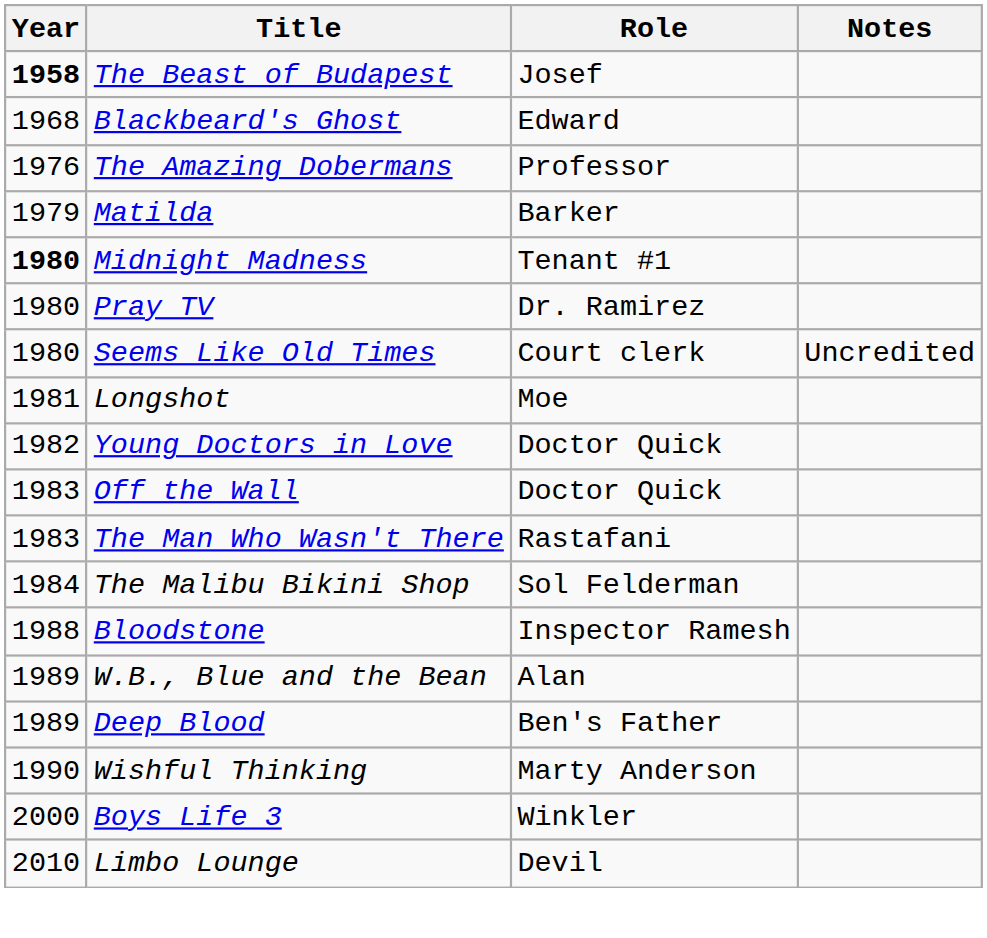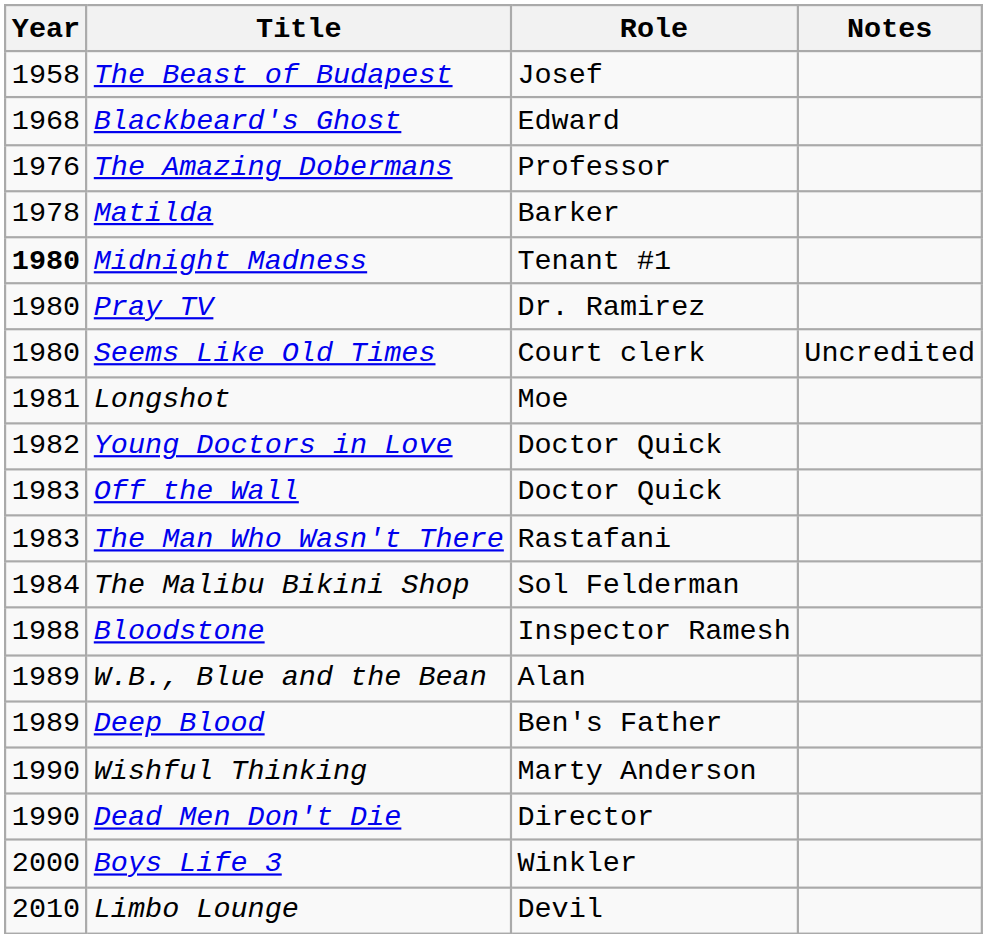(46, 75) bold -> (46, 75) normal
(46, 214) 1979 -> (46, 214) 1978
+ row: (248, 817)
